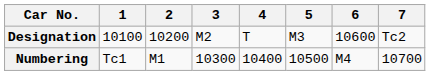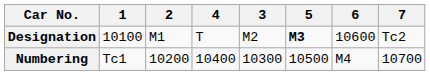columns swapped: (216, 15) <-> (262, 15)
(169, 37) 10200 -> (157, 37) M1
(297, 37) normal -> (297, 37) bold
(157, 59) M1 -> (169, 59) 10200
